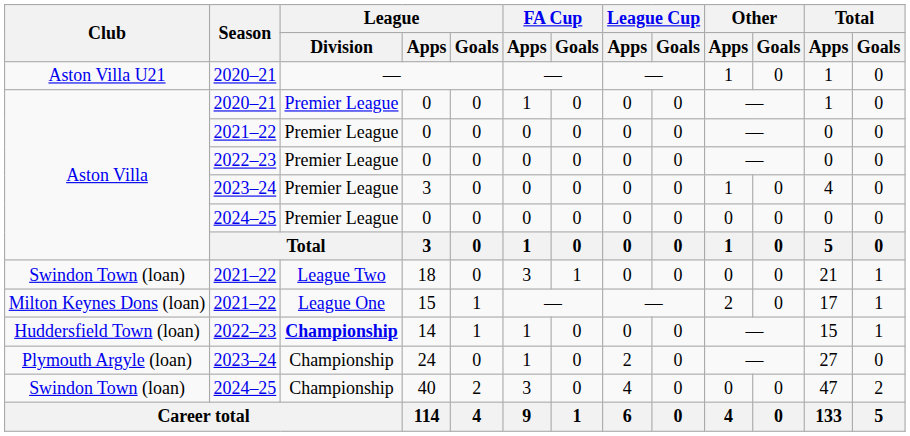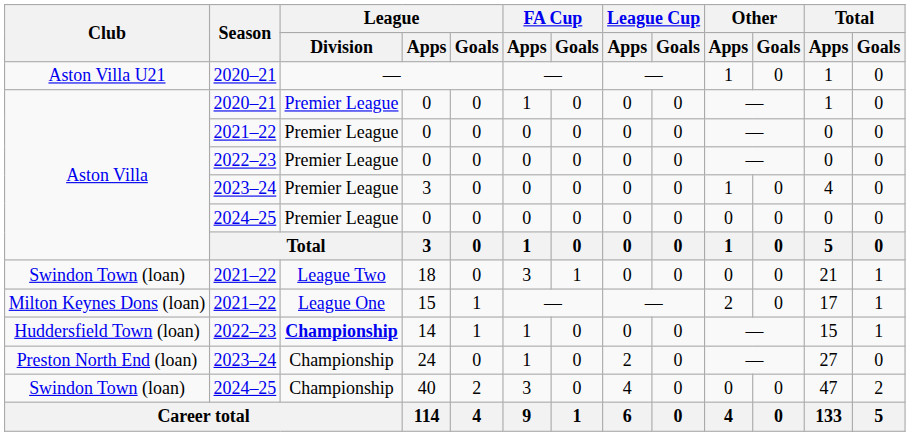(107, 359) Plymouth Argyle (loan) -> (107, 359) Preston North End (loan)
